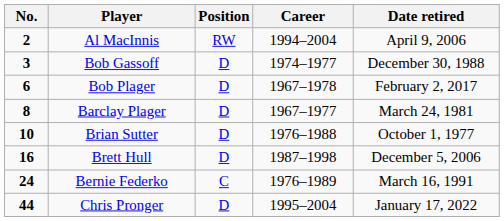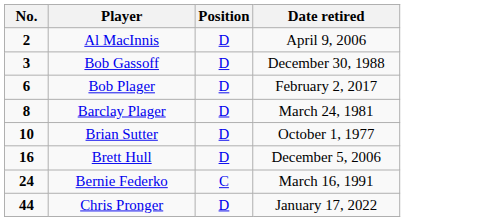- column: (303, 16)
(224, 39) RW -> (224, 39) D
